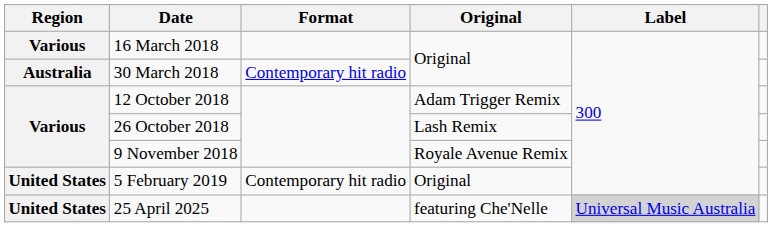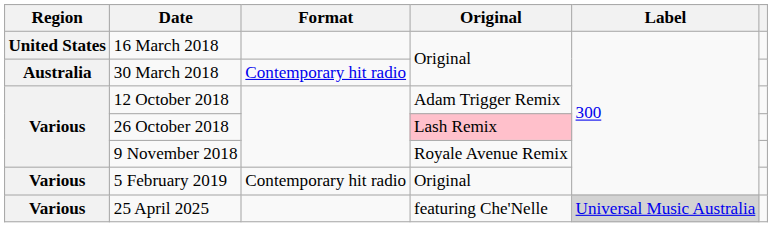(57, 45) Various -> (57, 45) United States
(456, 126) no background -> (456, 126) pink background
(57, 180) United States -> (57, 180) Various
(57, 208) United States -> (57, 208) Various
